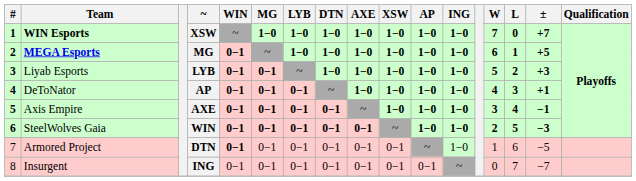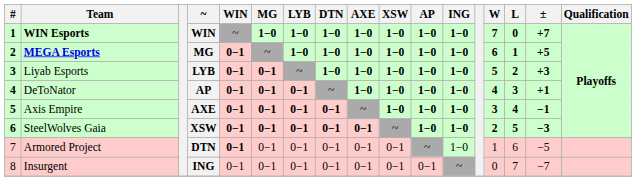(204, 33) XSW -> (204, 33) WIN
(204, 128) WIN -> (204, 128) XSW
